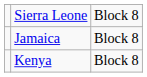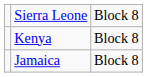rows swapped: (37, 38) <-> (33, 60)
